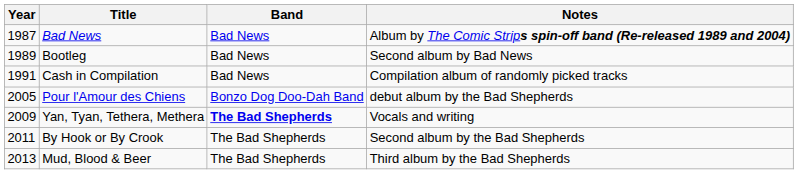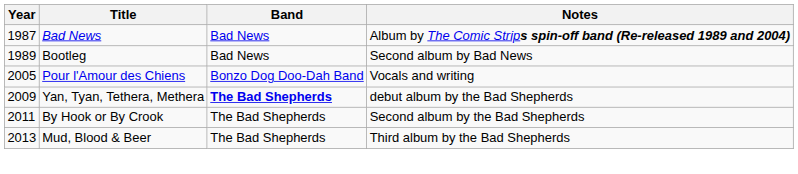- row: (100, 76)
(471, 96) debut album by the Bad Shepherds -> (422, 76) Vocals and writing
(422, 117) Vocals and writing -> (471, 96) debut album by the Bad Shepherds
